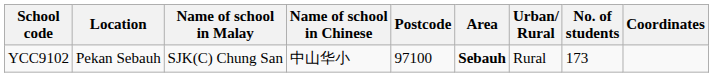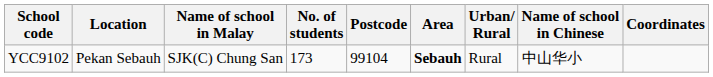columns swapped: (339, 24) <-> (593, 24)
(413, 58) 97100 -> (369, 58) 99104
